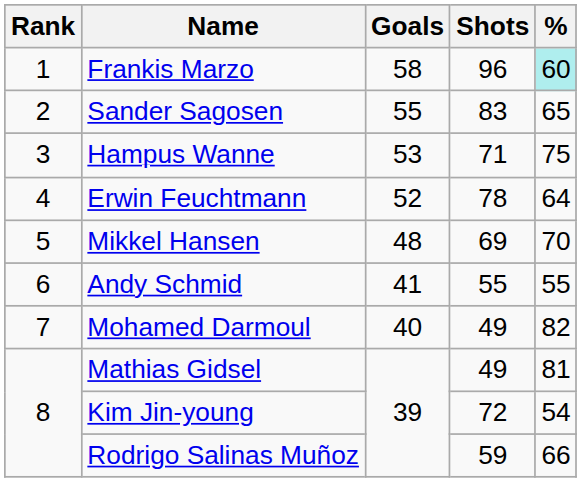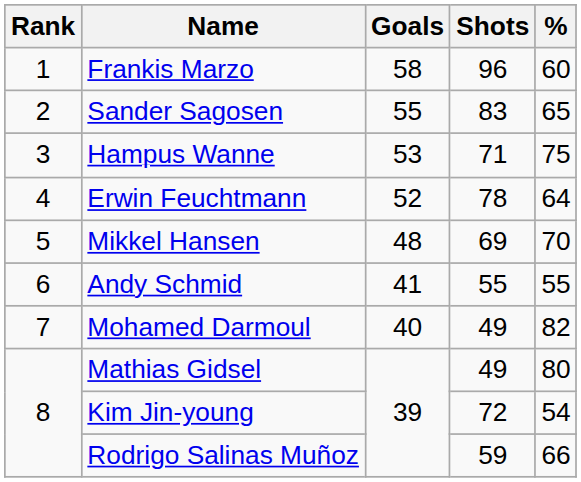(556, 69) paleturquoise background -> (556, 69) no background
(556, 370) 81 -> (556, 370) 80
